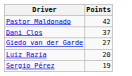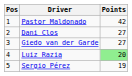+ column: (12, 10)
(107, 32) 37 -> (122, 32) 27
(107, 55) no background -> (122, 55) lightgreen background
